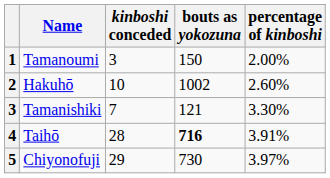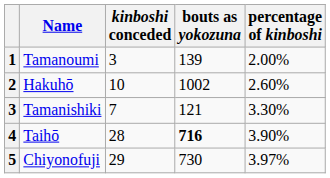(190, 60) 150 -> (190, 60) 139
(269, 135) 3.91% -> (269, 135) 3.90%
